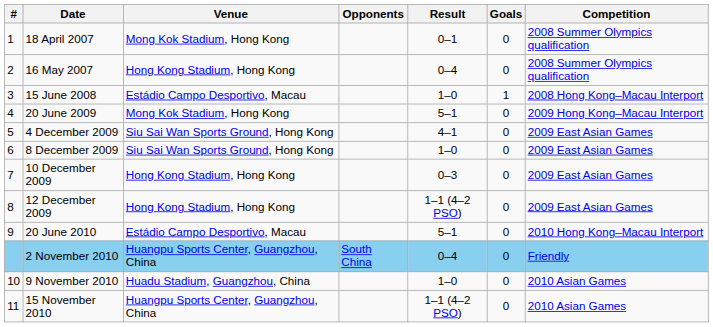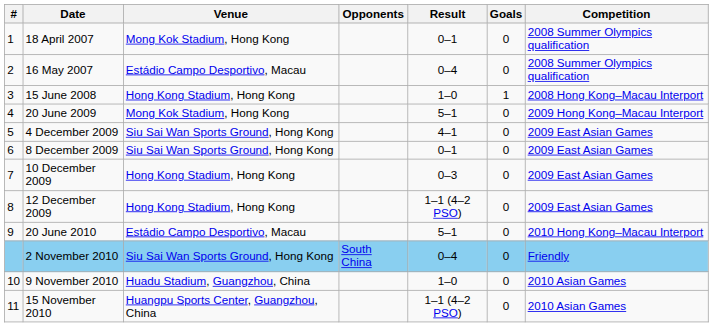(210, 70) Hong Kong Stadium, Hong Kong -> (216, 70) Estádio Campo Desportivo, Macau
(216, 95) Estádio Campo Desportivo, Macau -> (210, 95) Hong Kong Stadium, Hong Kong
(447, 150) 1–0 -> (447, 150) 0–1
(222, 257) Huangpu Sports Center, Guangzhou, China -> (230, 257) Siu Sai Wan Sports Ground, Hong Kong
